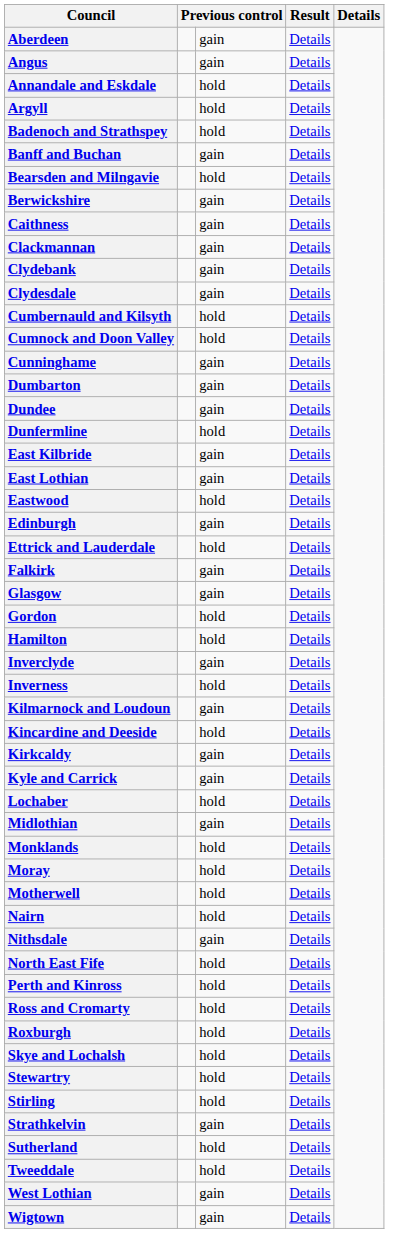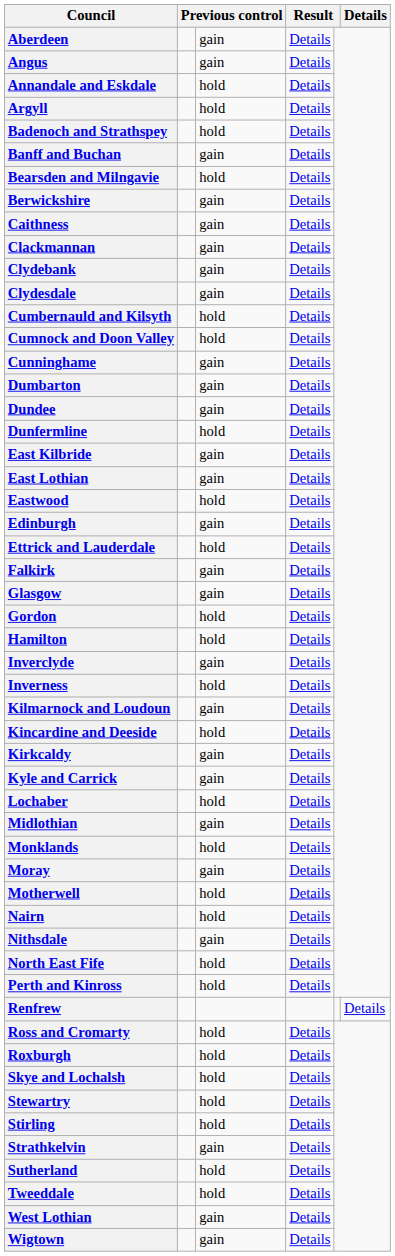(212, 870) hold -> (212, 870) gain
+ row: (34, 1008)
